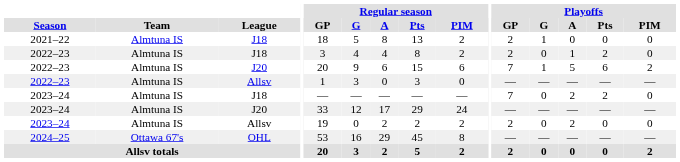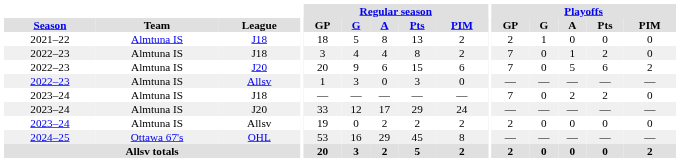(510, 53) 2 -> (510, 53) 7
(544, 67) 1 -> (544, 67) 0
(572, 123) 2 -> (572, 123) 0
